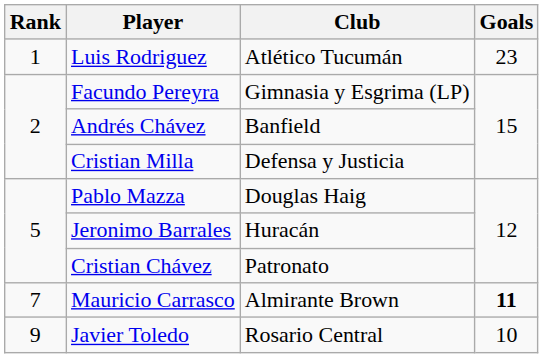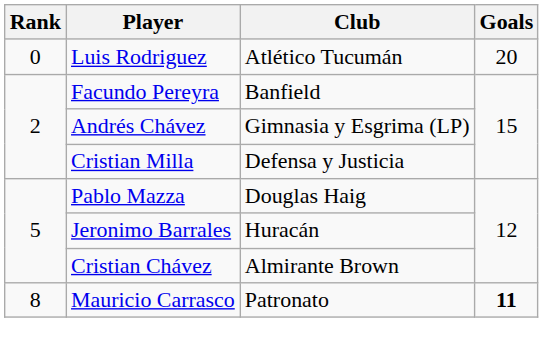(35, 56) 1 -> (35, 56) 0
(506, 56) 23 -> (506, 56) 20
(357, 91) Gimnasia y Esgrima (LP) -> (283, 91) Banfield
(283, 126) Banfield -> (357, 126) Gimnasia y Esgrima (LP)
(287, 265) Patronato -> (322, 265) Almirante Brown
(35, 299) 7 -> (35, 299) 8
(322, 299) Almirante Brown -> (287, 299) Patronato
- row: (130, 334)
